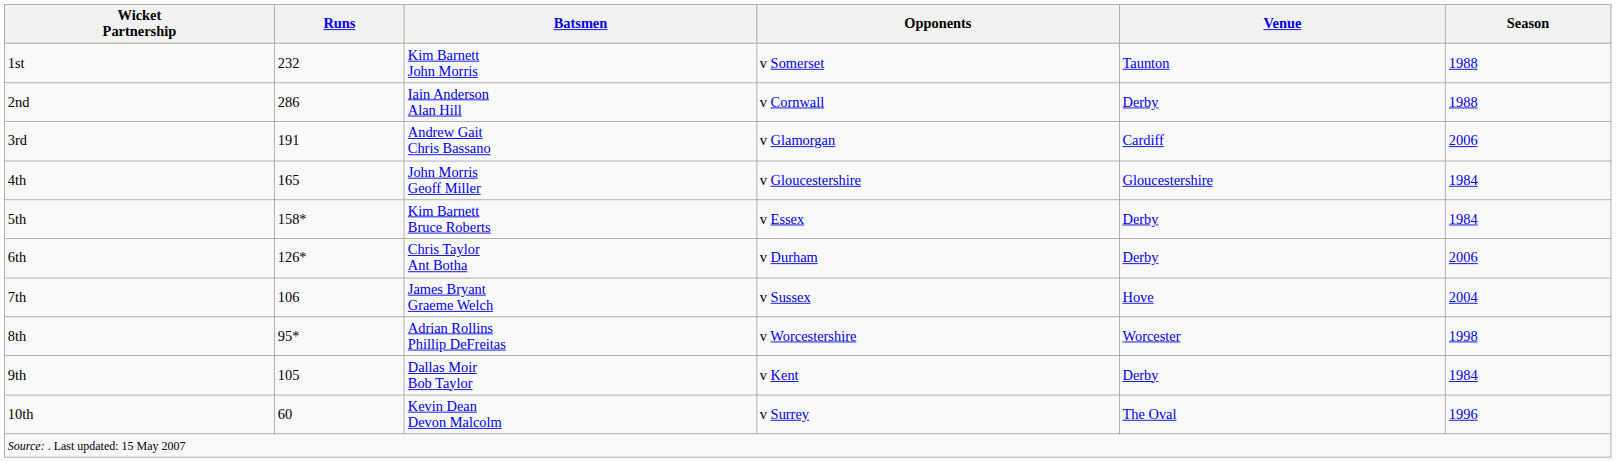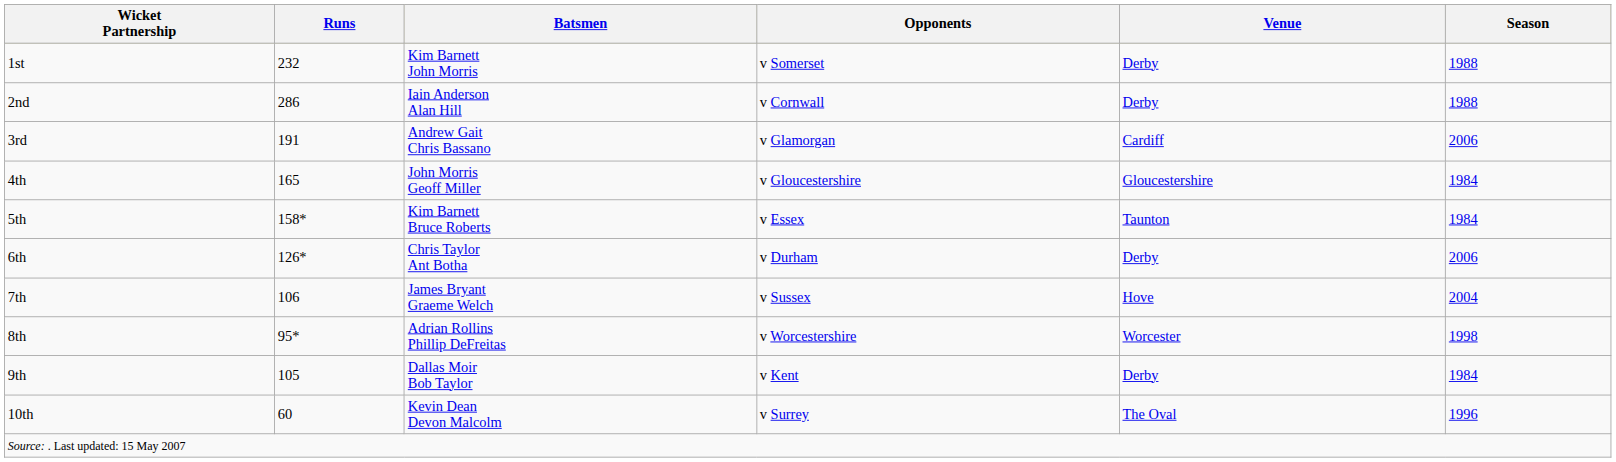(1146, 63) Taunton -> (1140, 63) Derby
(1140, 219) Derby -> (1146, 219) Taunton
